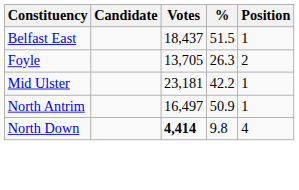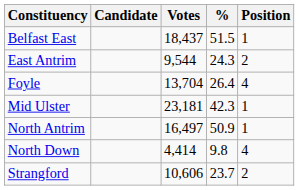+ row: (42, 60)
(184, 60) 13,705 -> (184, 83) 13,704
(222, 60) 26.3 -> (222, 83) 26.4
(245, 60) 2 -> (245, 83) 4
(222, 83) 42.2 -> (222, 106) 42.3
(180, 128) bold -> (180, 151) normal
+ row: (38, 173)
